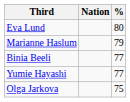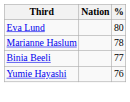(119, 43) 79 -> (119, 43) 78
(119, 74) 77 -> (119, 74) 76
- row: (32, 89)
